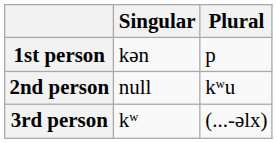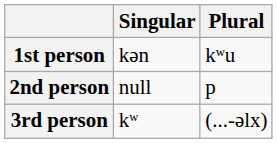(211, 54) p -> (220, 54) kʷu
(220, 87) kʷu -> (211, 87) p
